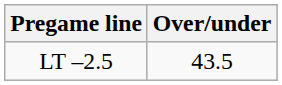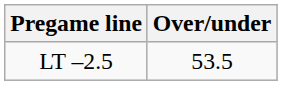(212, 60) 43.5 -> (212, 60) 53.5
